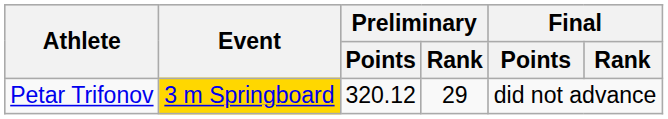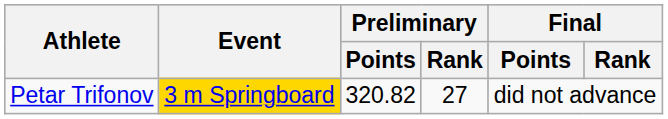(381, 96) 320.12 -> (381, 96) 320.82
(455, 96) 29 -> (455, 96) 27
